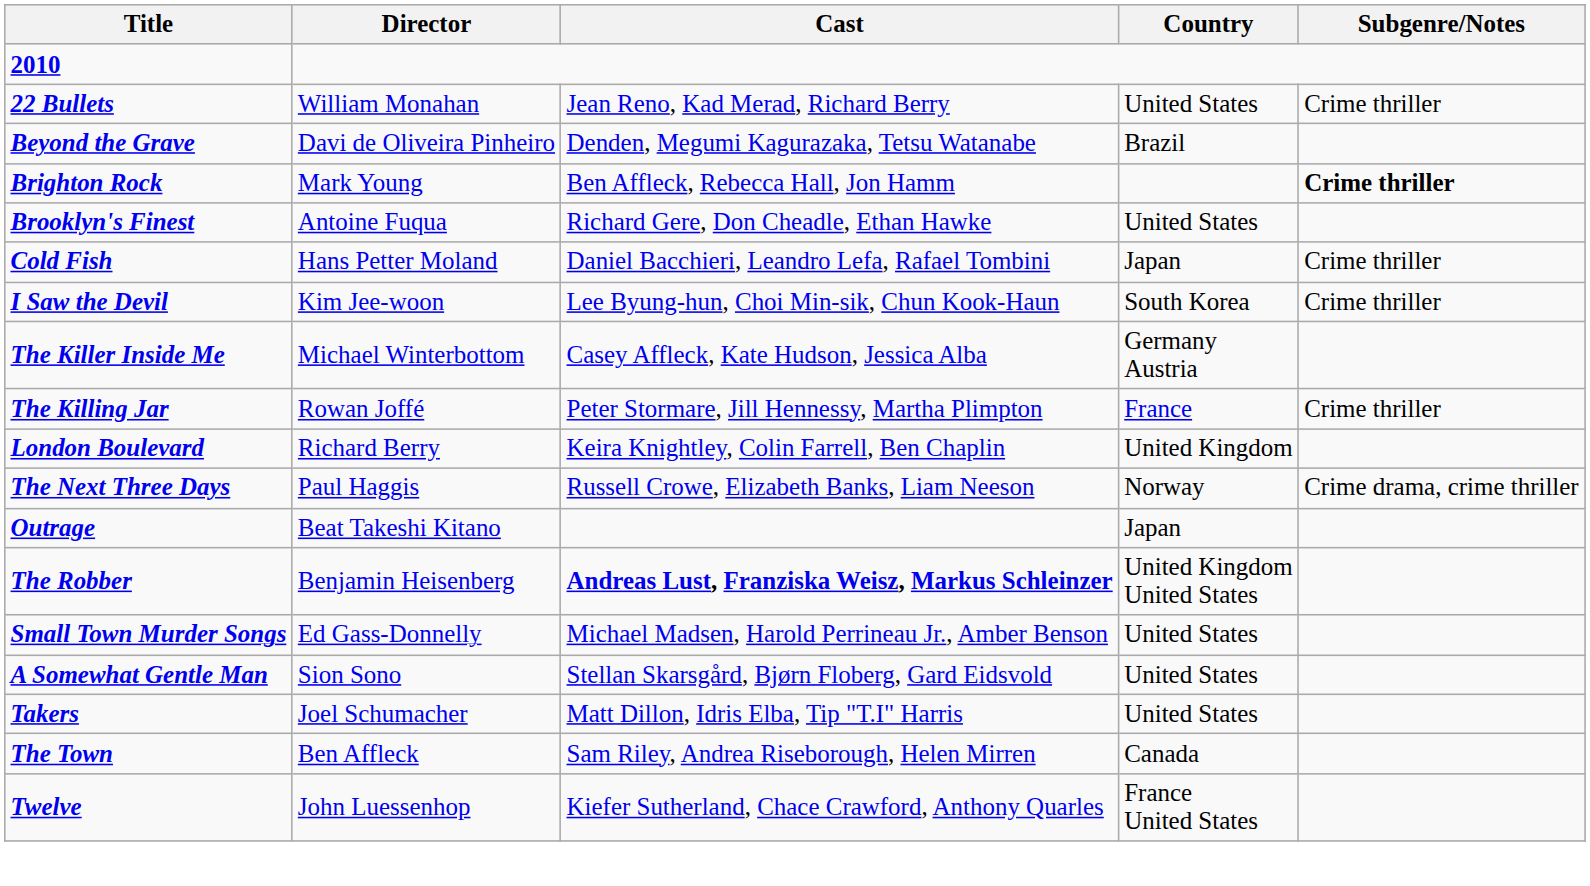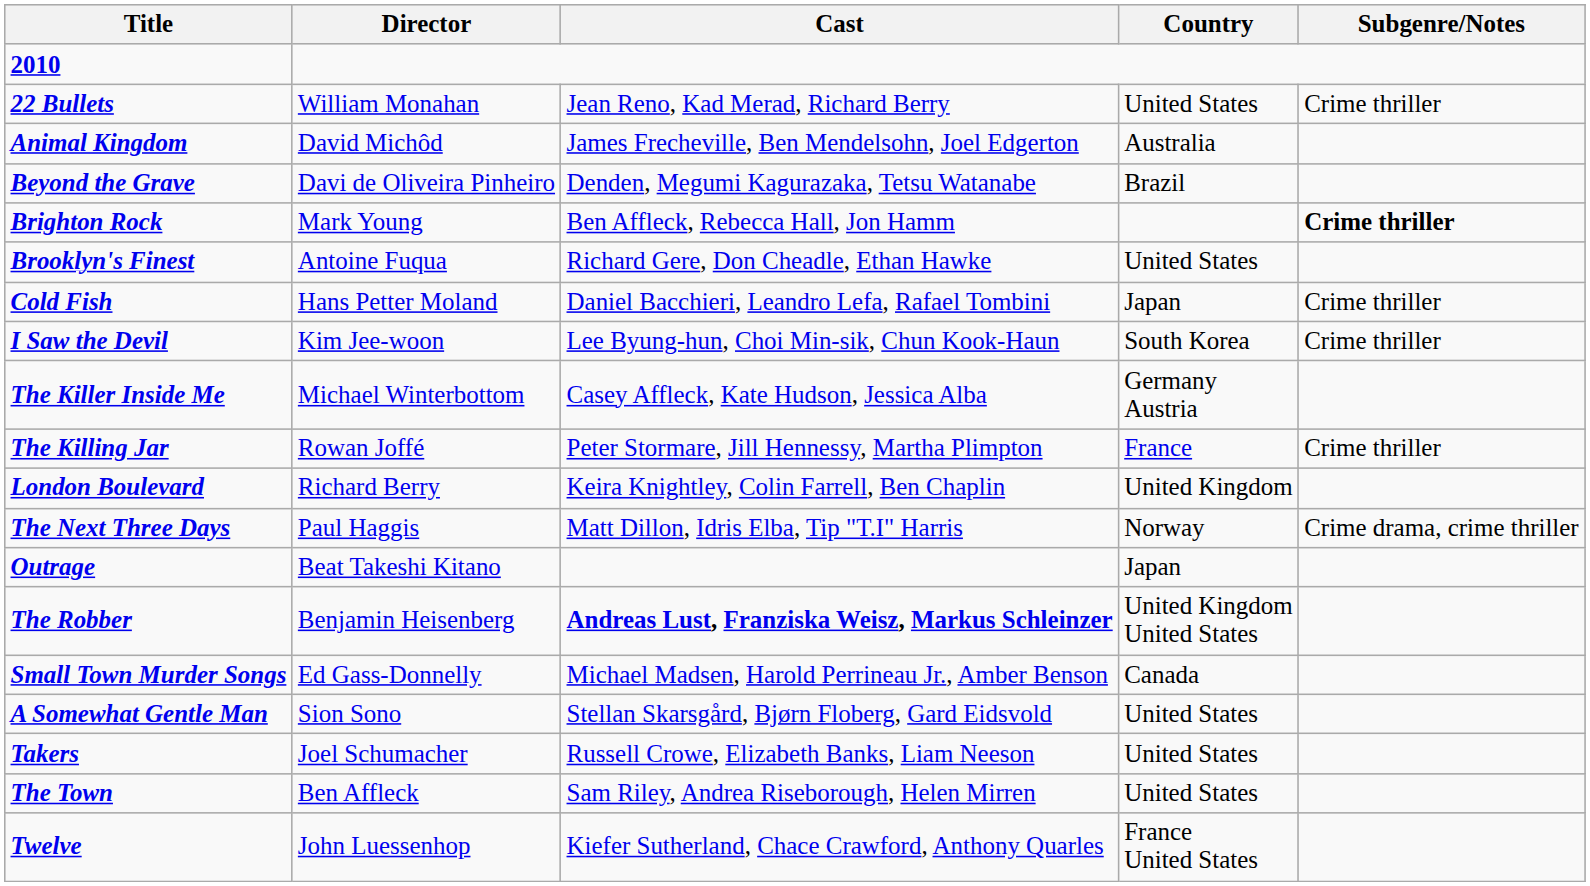+ row: (99, 143)
(800, 487) Russell Crowe, Elizabeth Banks, Liam Neeson -> (765, 527) Matt Dillon, Idris Elba, Tip "T.I" Harris
(1191, 634) United States -> (1162, 674) Canada
(765, 713) Matt Dillon, Idris Elba, Tip "T.I" Harris -> (800, 753) Russell Crowe, Elizabeth Banks, Liam Neeson
(1162, 753) Canada -> (1191, 792) United States
